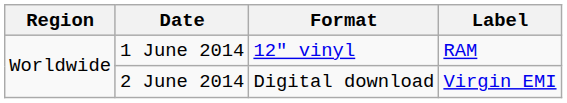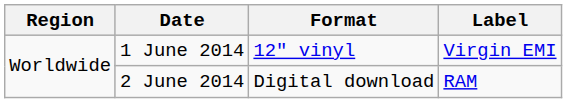(460, 51) RAM -> (500, 51) Virgin EMI
(500, 82) Virgin EMI -> (460, 82) RAM
